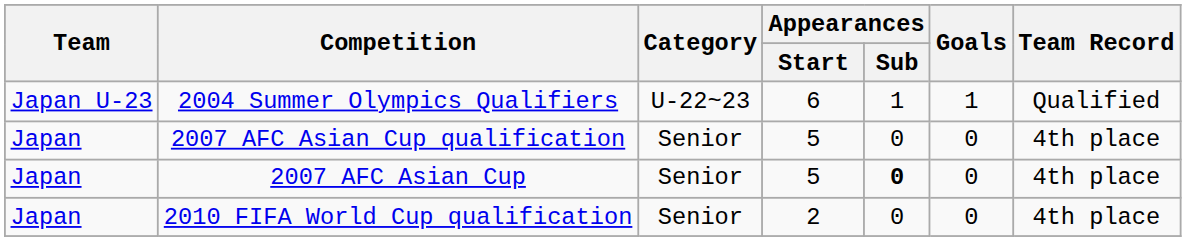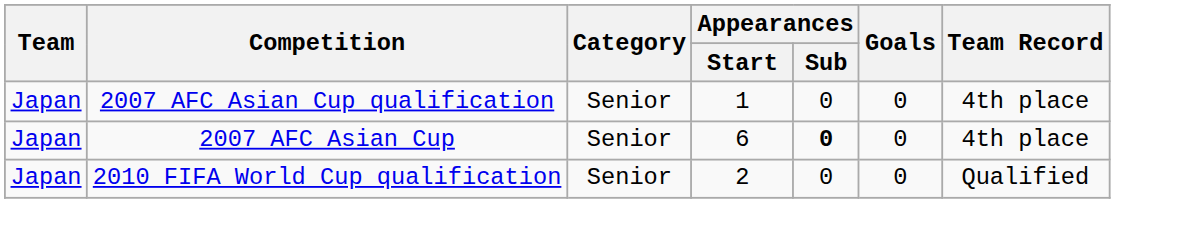- row: (398, 101)
(813, 140) 5 -> (742, 101) 1
(813, 178) 5 -> (742, 140) 6
(1096, 217) 4th place -> (1025, 178) Qualified
